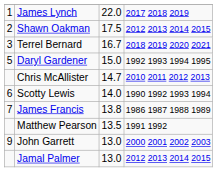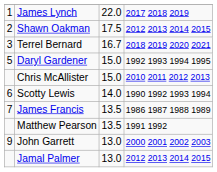(111, 77) 14.7 -> (111, 77) 15.0
(111, 110) 13.8 -> (111, 110) 13.5
